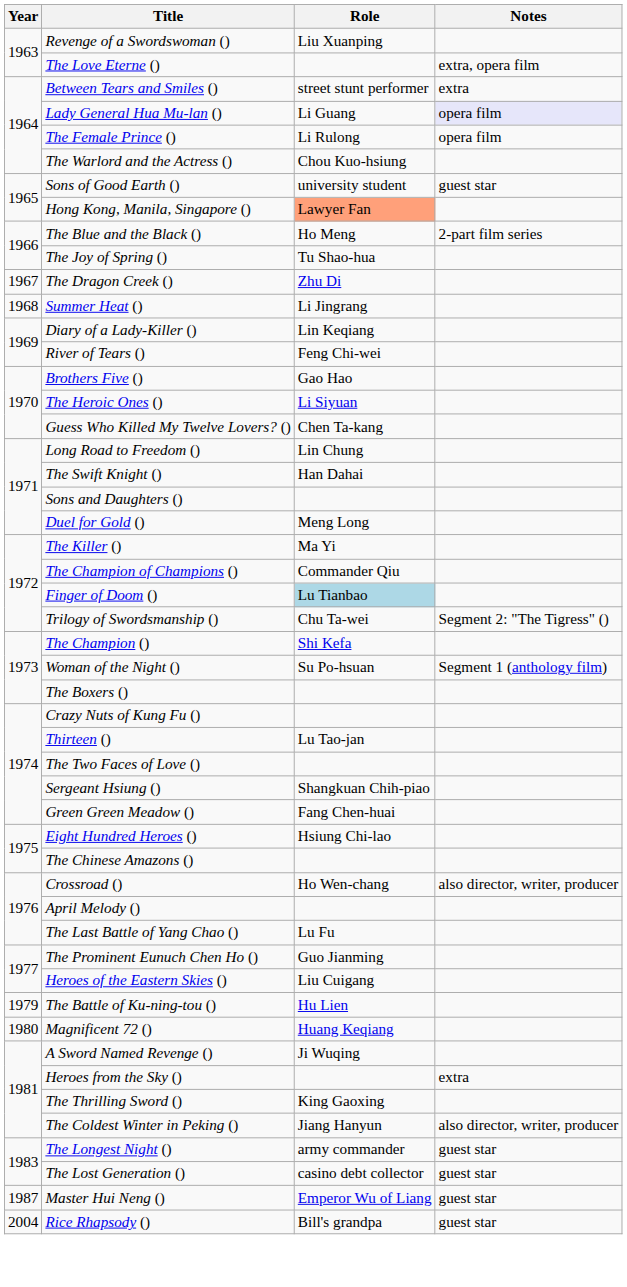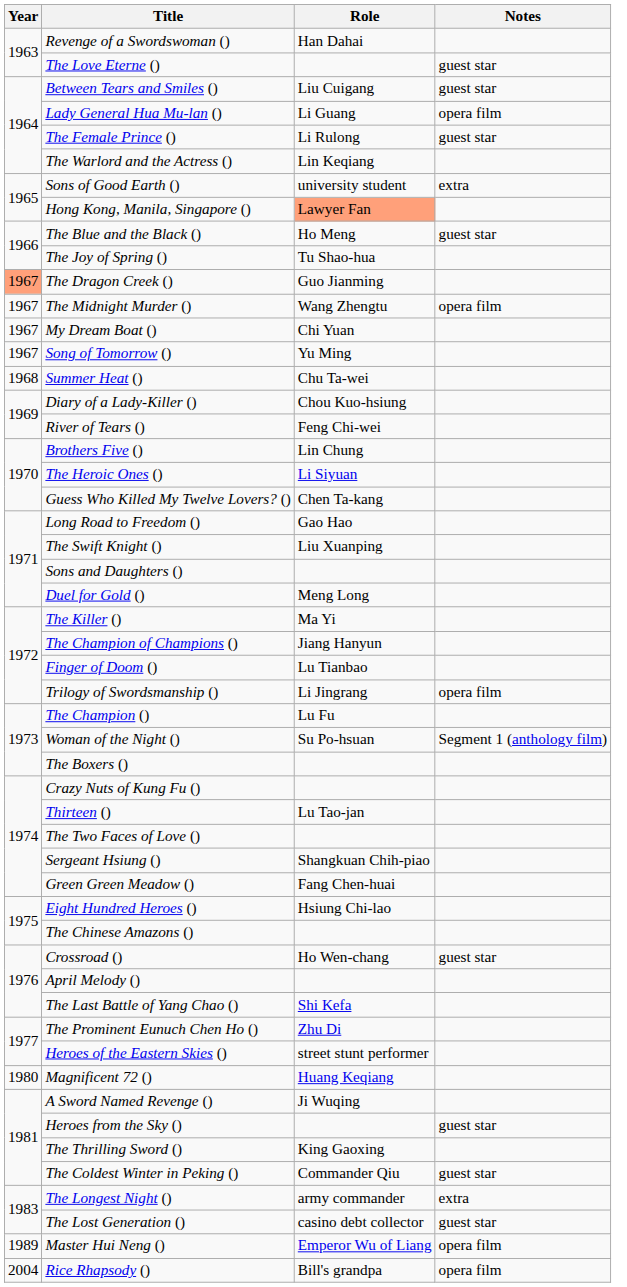(340, 40) Liu Xuanping -> (331, 40) Han Dahai
(489, 64) extra, opera film -> (467, 64) guest star
(363, 88) street stunt performer -> (336, 88) Liu Cuigang
(454, 88) extra -> (467, 88) guest star
(470, 112) lavender background -> (470, 112) no background
(470, 137) opera film -> (467, 137) guest star
(352, 161) Chou Kuo-hsiung -> (336, 161) Lin Keqiang
(467, 185) guest star -> (454, 185) extra
(490, 233) 2-part film series -> (467, 233) guest star
(23, 281) no background -> (23, 281) lightsalmon background
(320, 281) Zhu Di -> (341, 281) Guo Jianming
+ row: (118, 305)
+ row: (101, 329)
+ row: (108, 354)
(333, 305) Li Jingrang -> (333, 378) Chu Ta-wei
(336, 329) Lin Keqiang -> (352, 402) Chou Kuo-hsiung
(325, 378) Gao Hao -> (331, 450) Lin Chung
(331, 450) Lin Chung -> (325, 522) Gao Hao
(331, 474) Han Dahai -> (340, 546) Liu Xuanping
(349, 570) Commander Qiu -> (340, 643) Jiang Hanyun
(333, 595) lightblue background -> (333, 667) no background
(333, 619) Chu Ta-wei -> (333, 691) Li Jingrang
(524, 619) Segment 2: "The Tigress" () -> (470, 691) opera film
(325, 643) Shi Kefa -> (316, 715) Lu Fu
(528, 884) also director, writer, producer -> (467, 956) guest star
(316, 932) Lu Fu -> (325, 1004) Shi Kefa
(341, 956) Guo Jianming -> (320, 1029) Zhu Di
(336, 980) Liu Cuigang -> (363, 1053) street stunt performer
- row: (131, 1004)
(454, 1077) extra -> (467, 1125) guest star
(340, 1125) Jiang Hanyun -> (349, 1173) Commander Qiu
(528, 1125) also director, writer, producer -> (467, 1173) guest star
(467, 1149) guest star -> (454, 1197) extra
(23, 1197) 1987 -> (23, 1245) 1989
(467, 1197) guest star -> (470, 1245) opera film
(467, 1221) guest star -> (470, 1270) opera film
